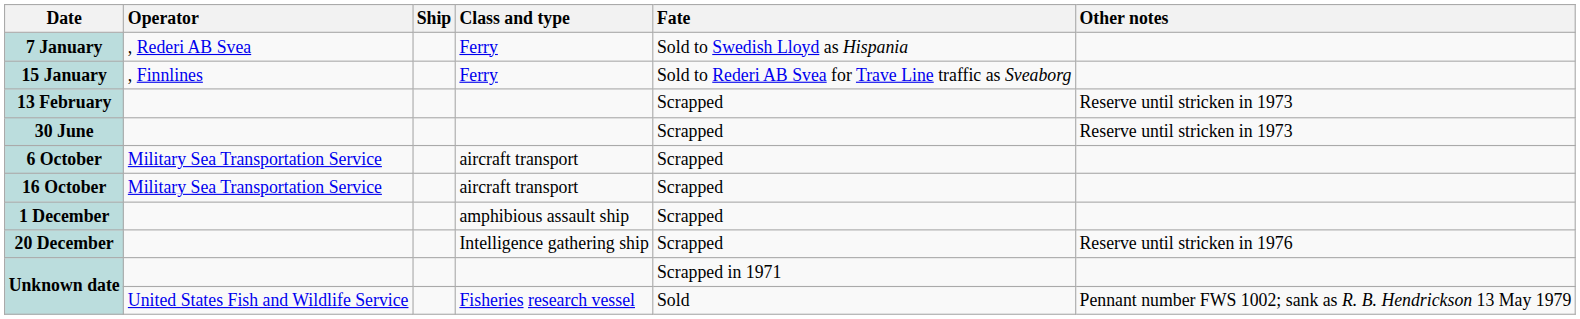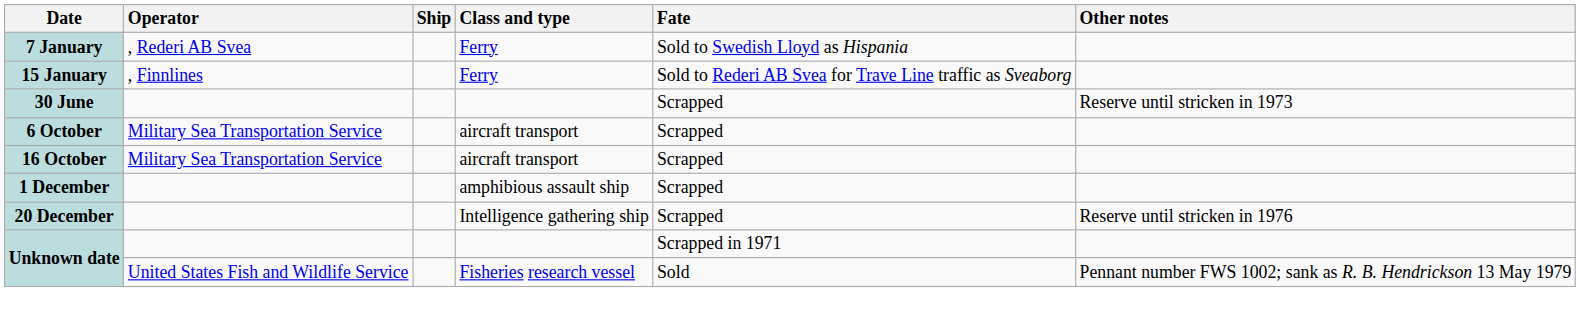- row: (64, 103)
